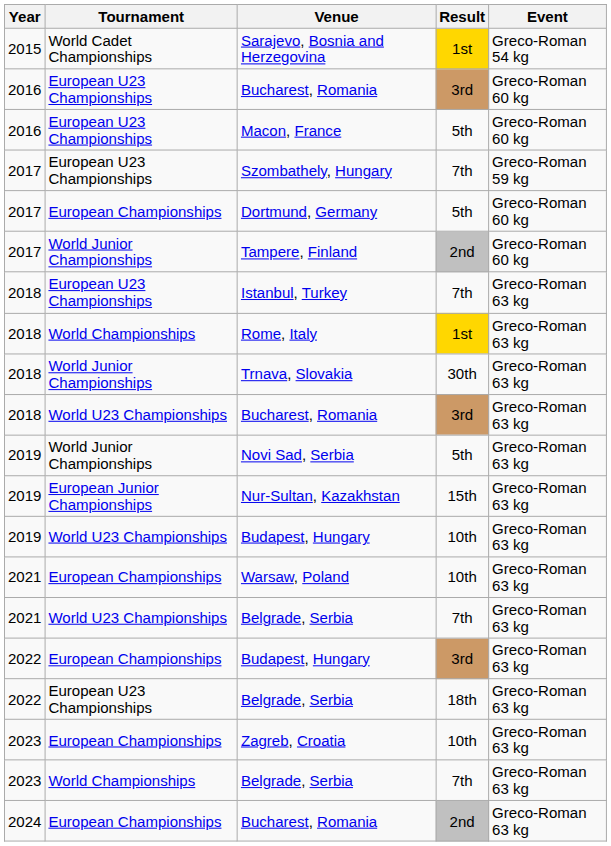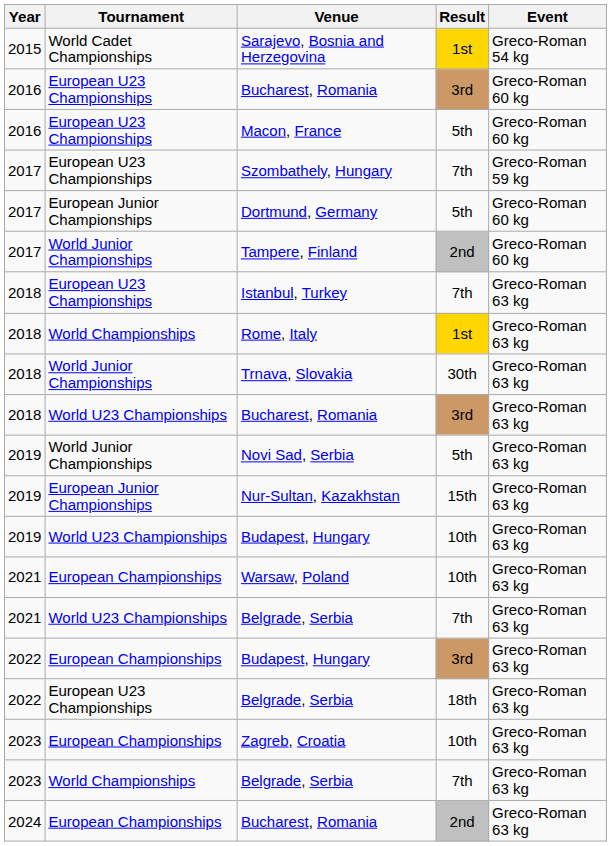(135, 211) European Championships -> (104, 211) European Junior Championships
